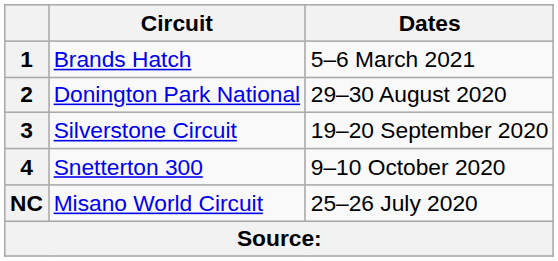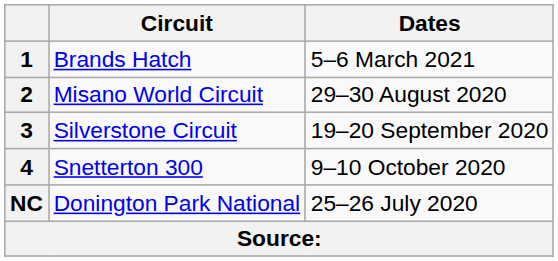(177, 95) Donington Park National -> (158, 95) Misano World Circuit
(158, 203) Misano World Circuit -> (177, 203) Donington Park National
